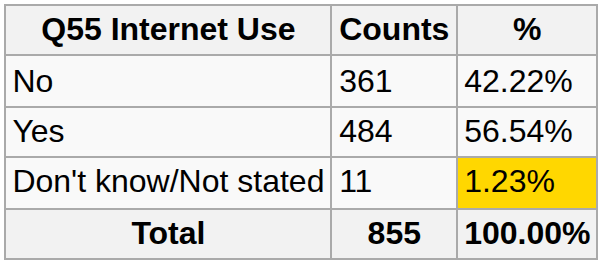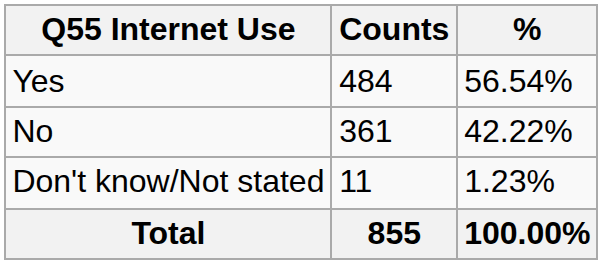rows swapped: (38, 131) <-> (33, 80)
(510, 182) gold background -> (510, 182) no background
